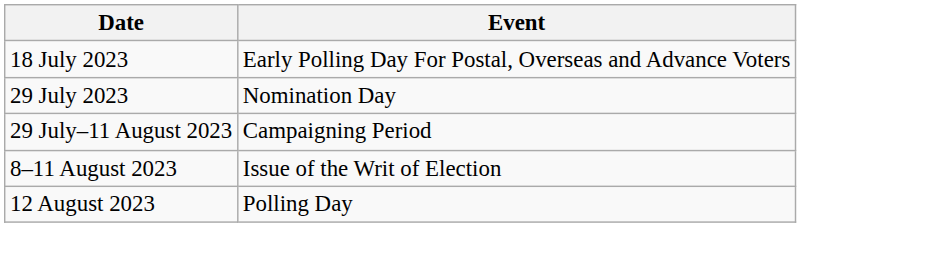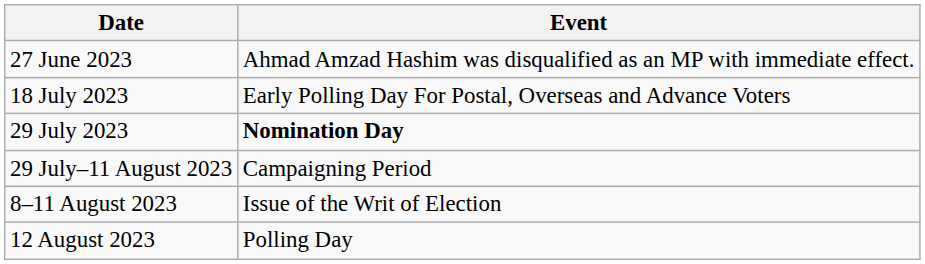+ row: (71, 58)
(319, 95) normal -> (323, 131) bold
